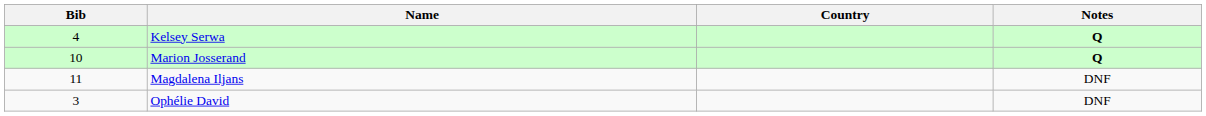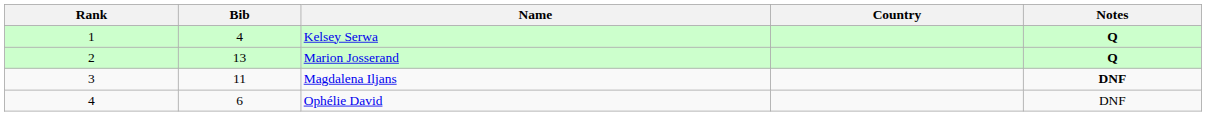+ column: (91, 15)
(76, 57) 10 -> (240, 57) 13
(1097, 79) normal -> (1112, 79) bold
(76, 100) 3 -> (240, 100) 6
